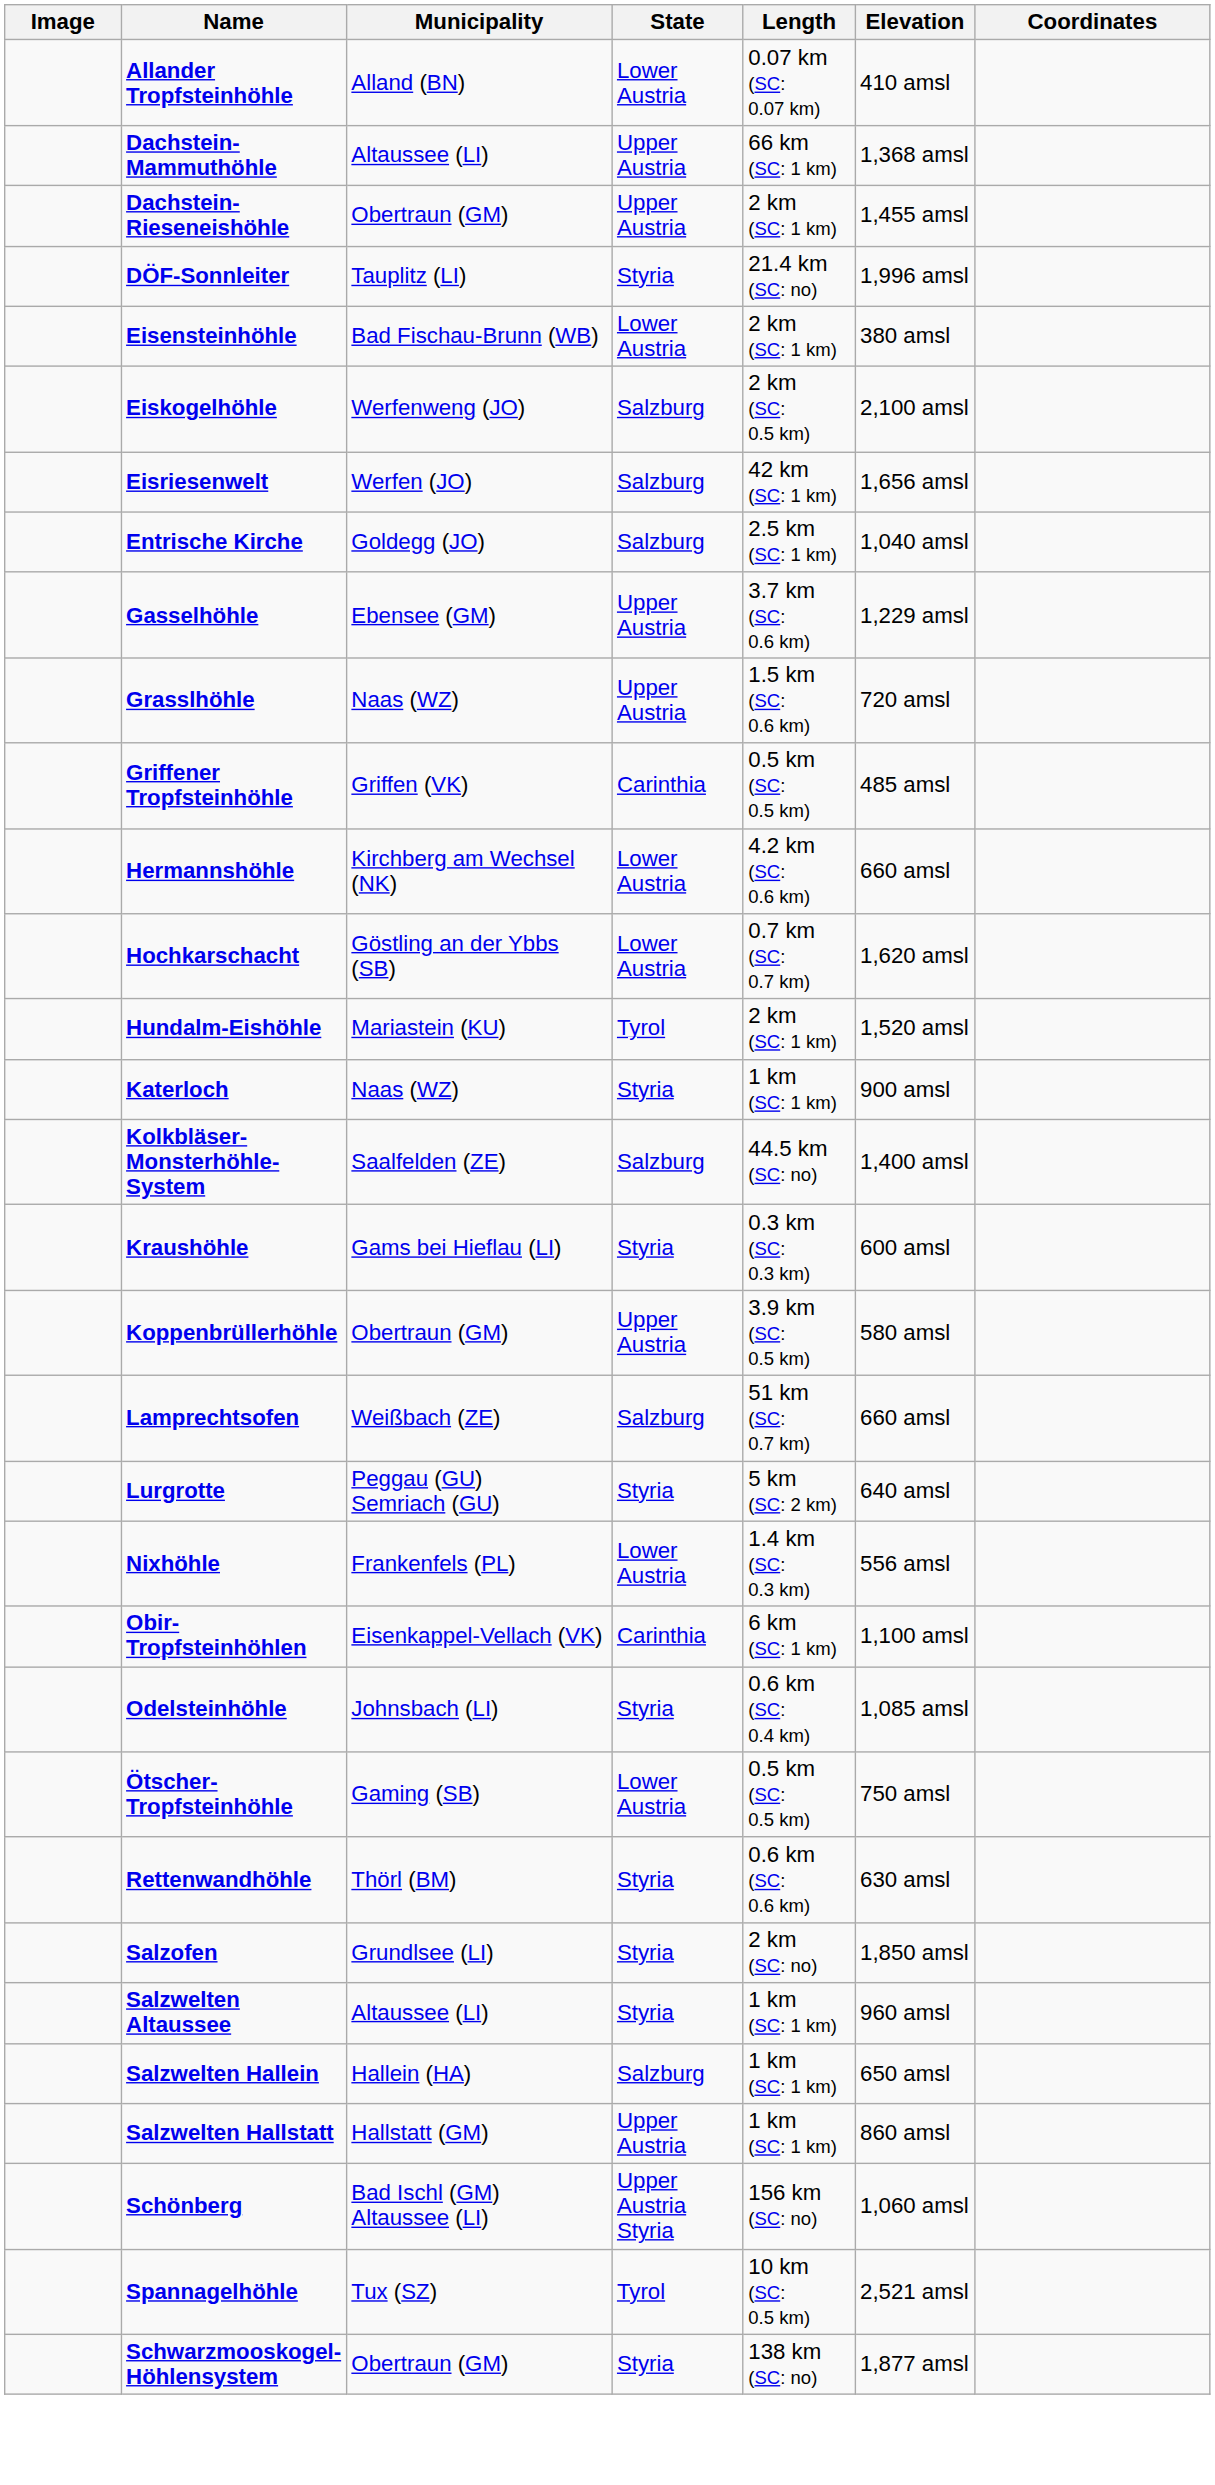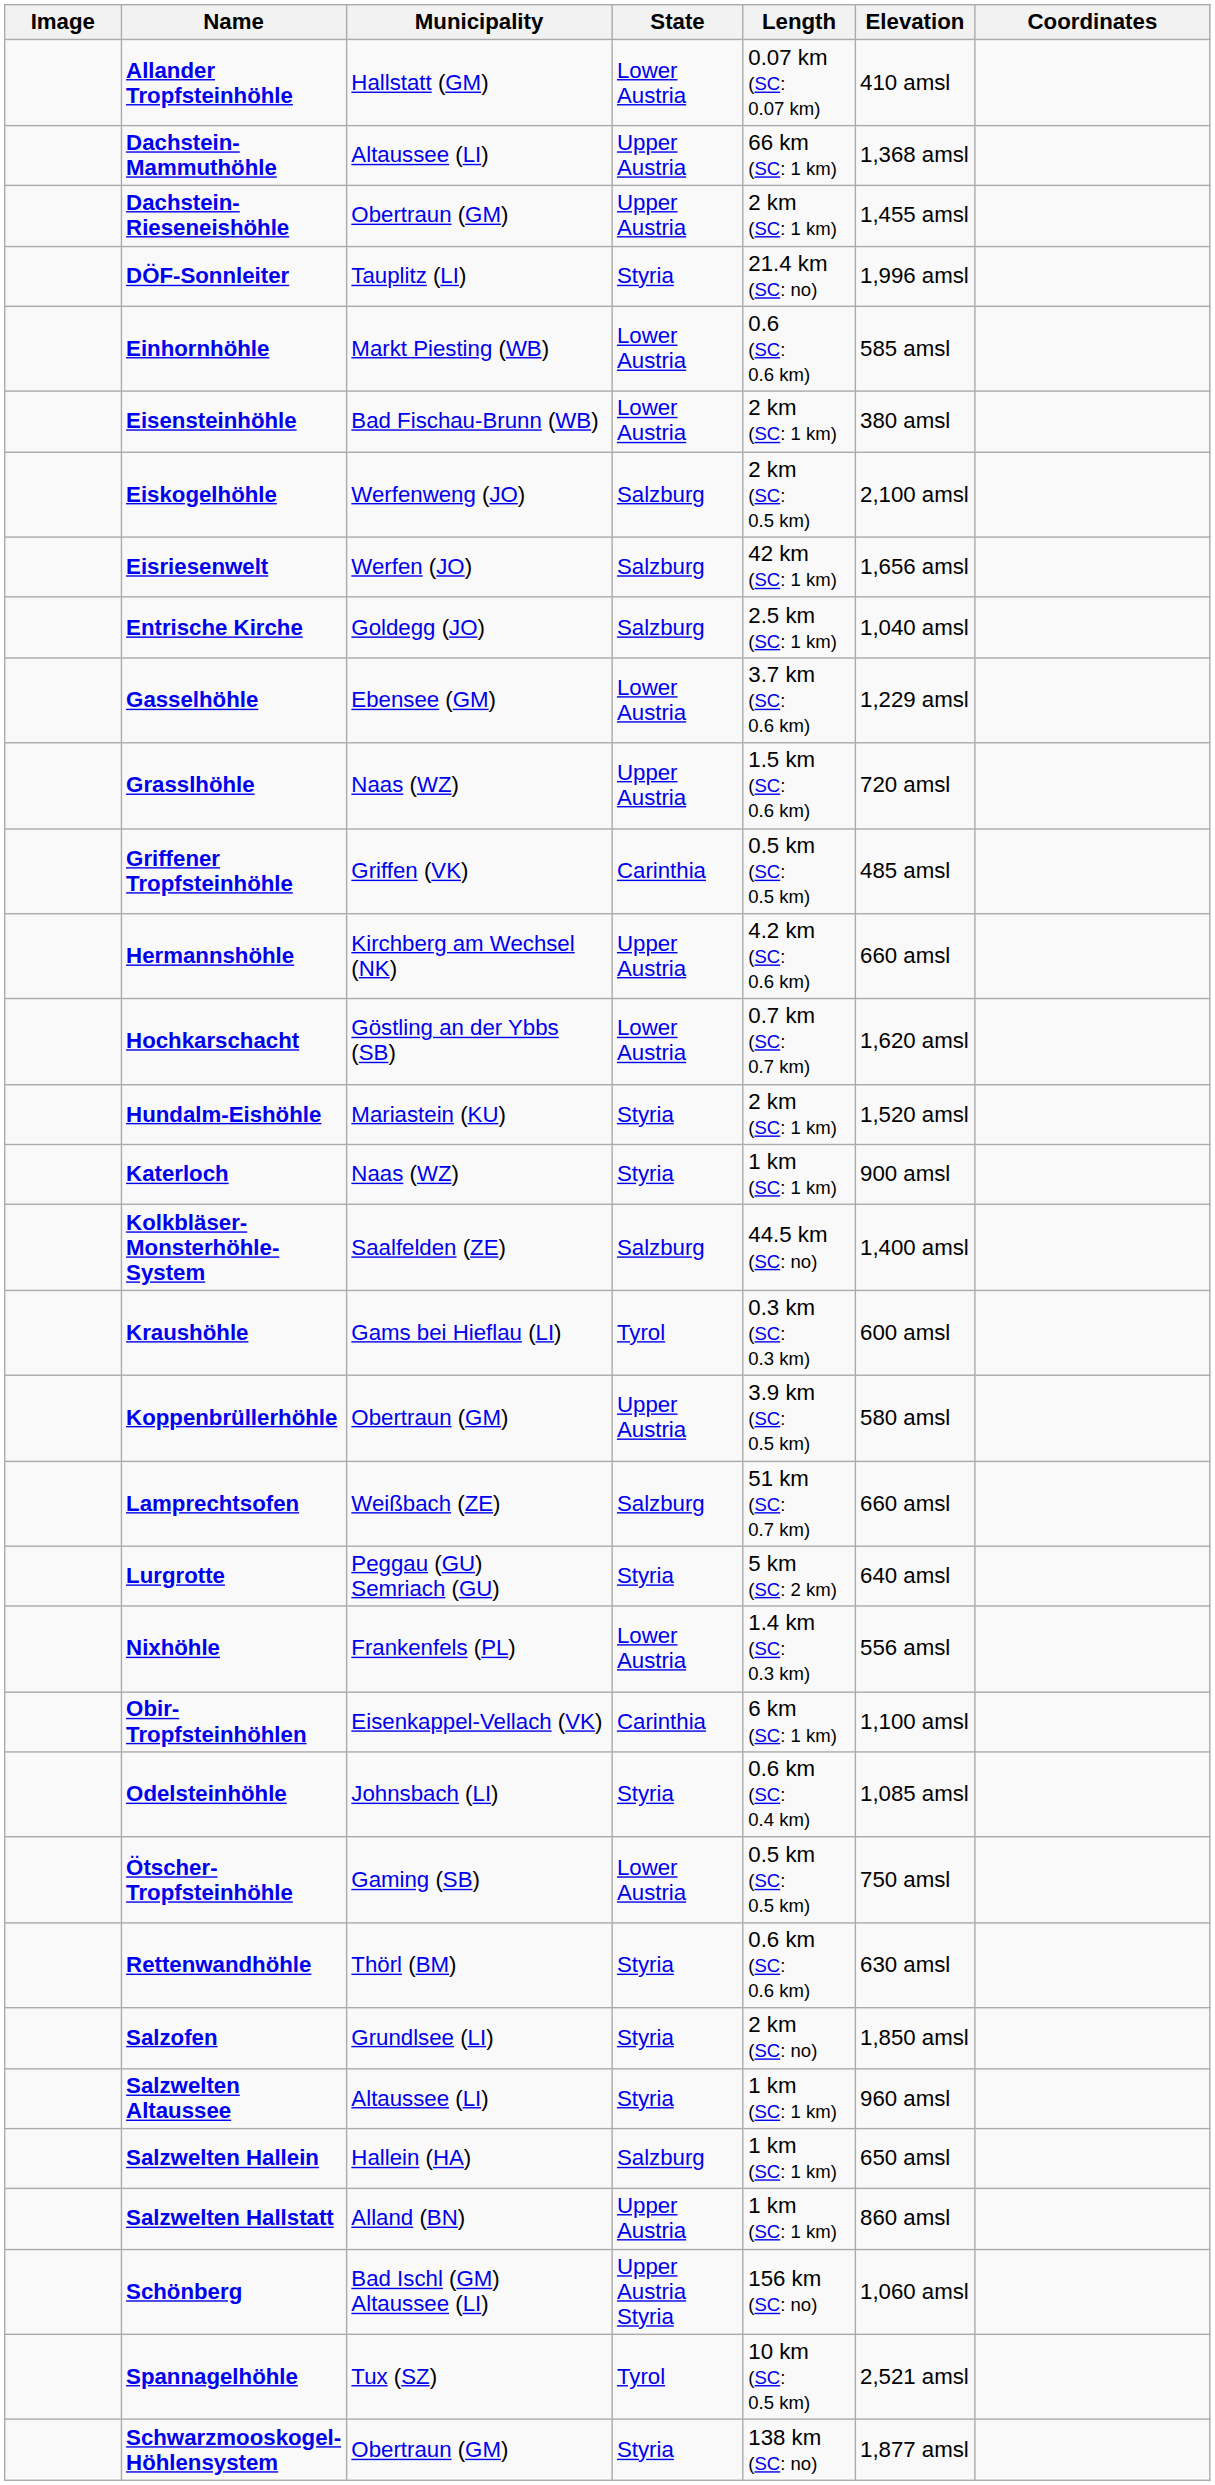(408, 82) Alland (BN) -> (420, 82) Hallstatt (GM)
+ row: (198, 348)
(652, 614) Upper Austria -> (652, 700) Lower Austria
(652, 870) Lower Austria -> (652, 956) Upper Austria
(641, 1028) Tyrol -> (645, 1114) Styria
(645, 1247) Styria -> (641, 1332) Tyrol
(420, 2133) Hallstatt (GM) -> (408, 2218) Alland (BN)
